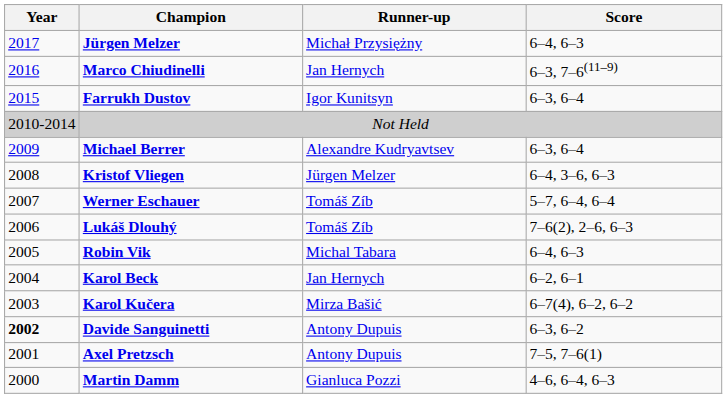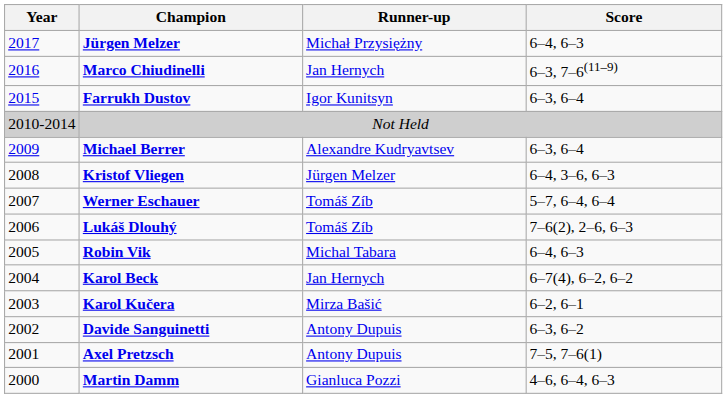(557, 278) 6–2, 6–1 -> (581, 278) 6–7(4), 6–2, 6–2
(581, 303) 6–7(4), 6–2, 6–2 -> (557, 303) 6–2, 6–1
(24, 329) bold -> (24, 329) normal
